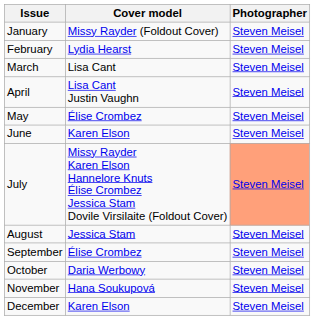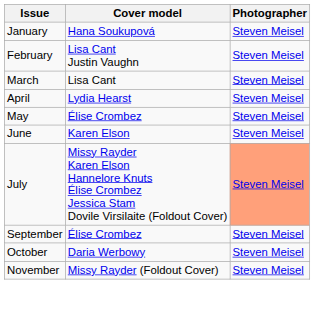(143, 31) Missy Rayder (Foldout Cover) -> (111, 31) Hana Soukupová
(99, 49) Lydia Hearst -> (103, 55) Lisa Cant Justin Vaughn
(103, 91) Lisa Cant Justin Vaughn -> (99, 98) Lydia Hearst
- row: (25, 234)
(111, 288) Hana Soukupová -> (143, 270) Missy Rayder (Foldout Cover)
- row: (33, 306)
